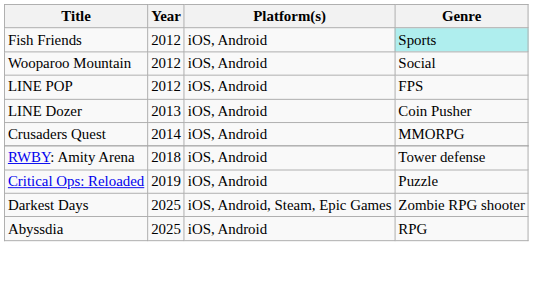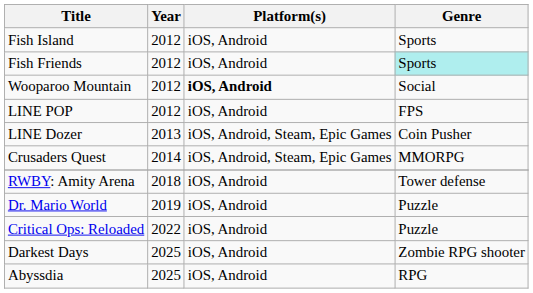+ row: (41, 39)
(227, 63) normal -> (230, 87) bold
(227, 110) iOS, Android -> (290, 134) iOS, Android, Steam, Epic Games
(227, 134) iOS, Android -> (290, 157) iOS, Android, Steam, Epic Games
+ row: (57, 205)
(166, 181) 2019 -> (166, 228) 2022
(290, 205) iOS, Android, Steam, Epic Games -> (227, 252) iOS, Android
